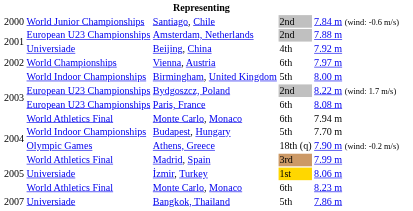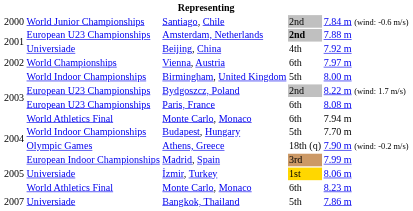(287, 35) normal -> (297, 35) bold
(70, 160) World Athletics Final -> (93, 160) European Indoor Championships
